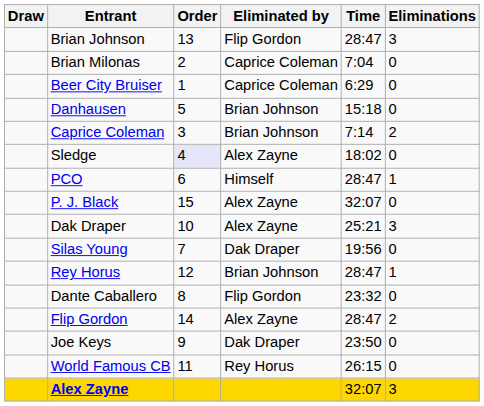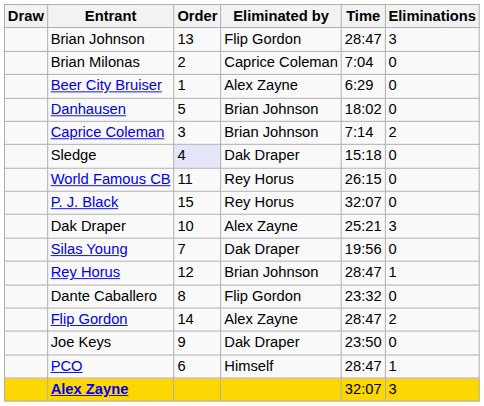(281, 86) Caprice Coleman -> (261, 86) Alex Zayne
(363, 109) 15:18 -> (363, 109) 18:02
(261, 156) Alex Zayne -> (262, 156) Dak Draper
(363, 156) 18:02 -> (363, 156) 15:18
rows swapped: (67, 179) <-> (111, 366)
(261, 202) Alex Zayne -> (259, 202) Rey Horus
